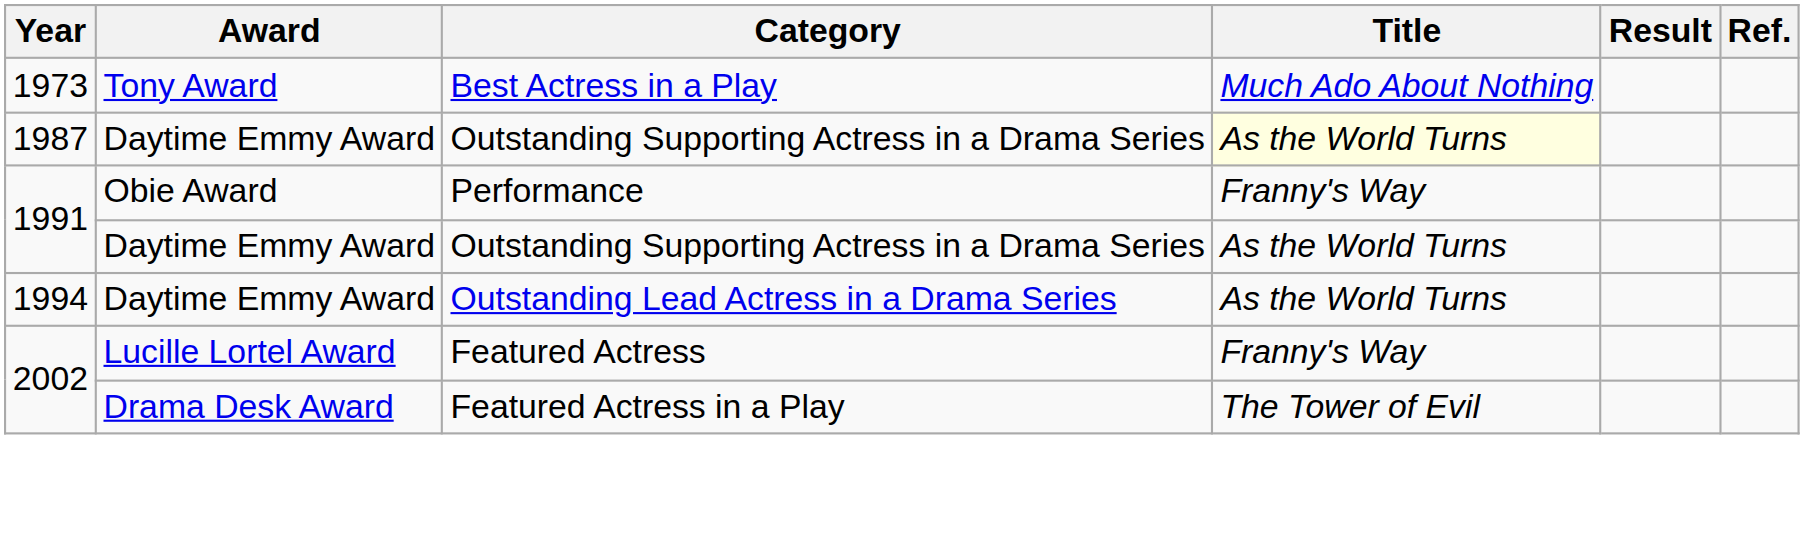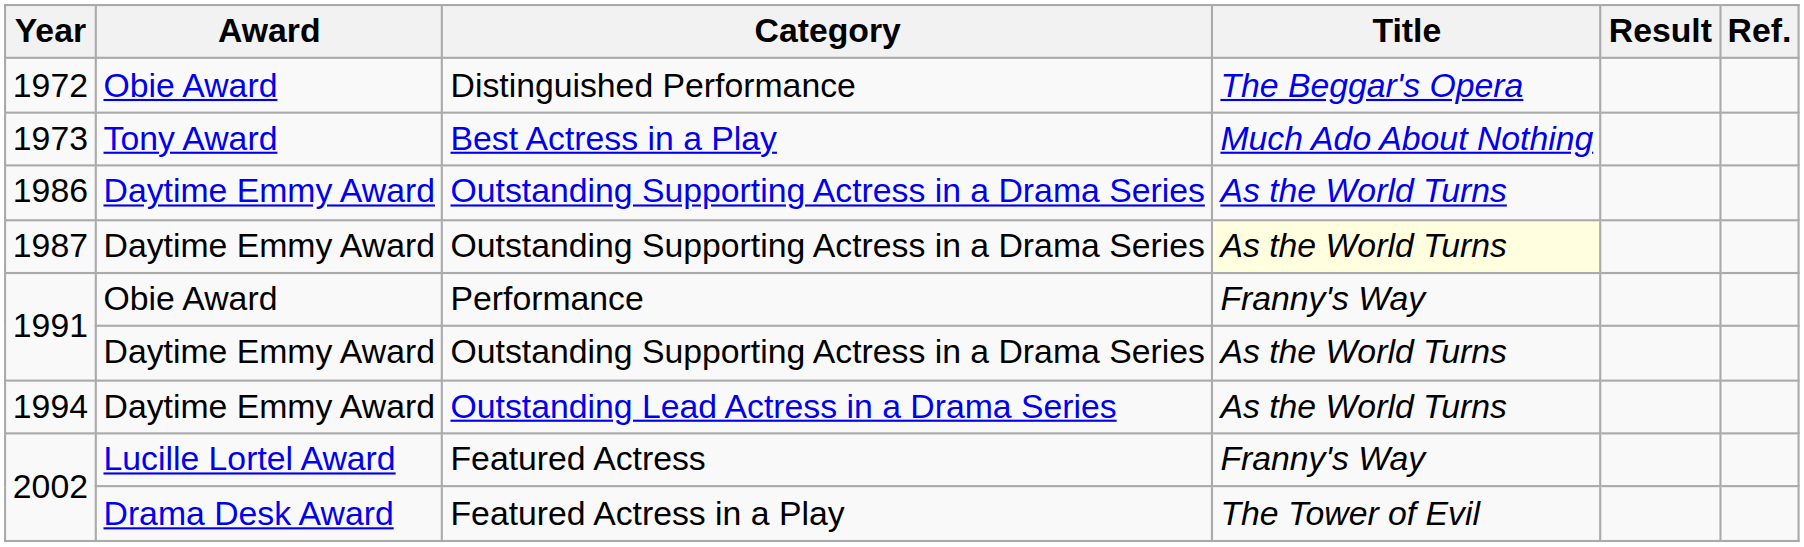+ row: (50, 84)
+ row: (50, 191)
